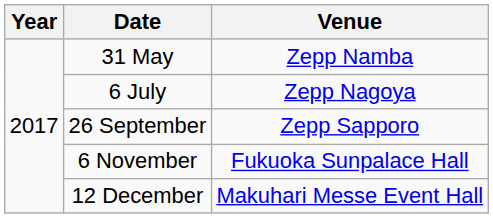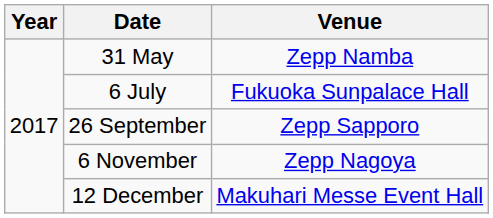(350, 91) Zepp Nagoya -> (350, 91) Fukuoka Sunpalace Hall
(350, 160) Fukuoka Sunpalace Hall -> (350, 160) Zepp Nagoya
